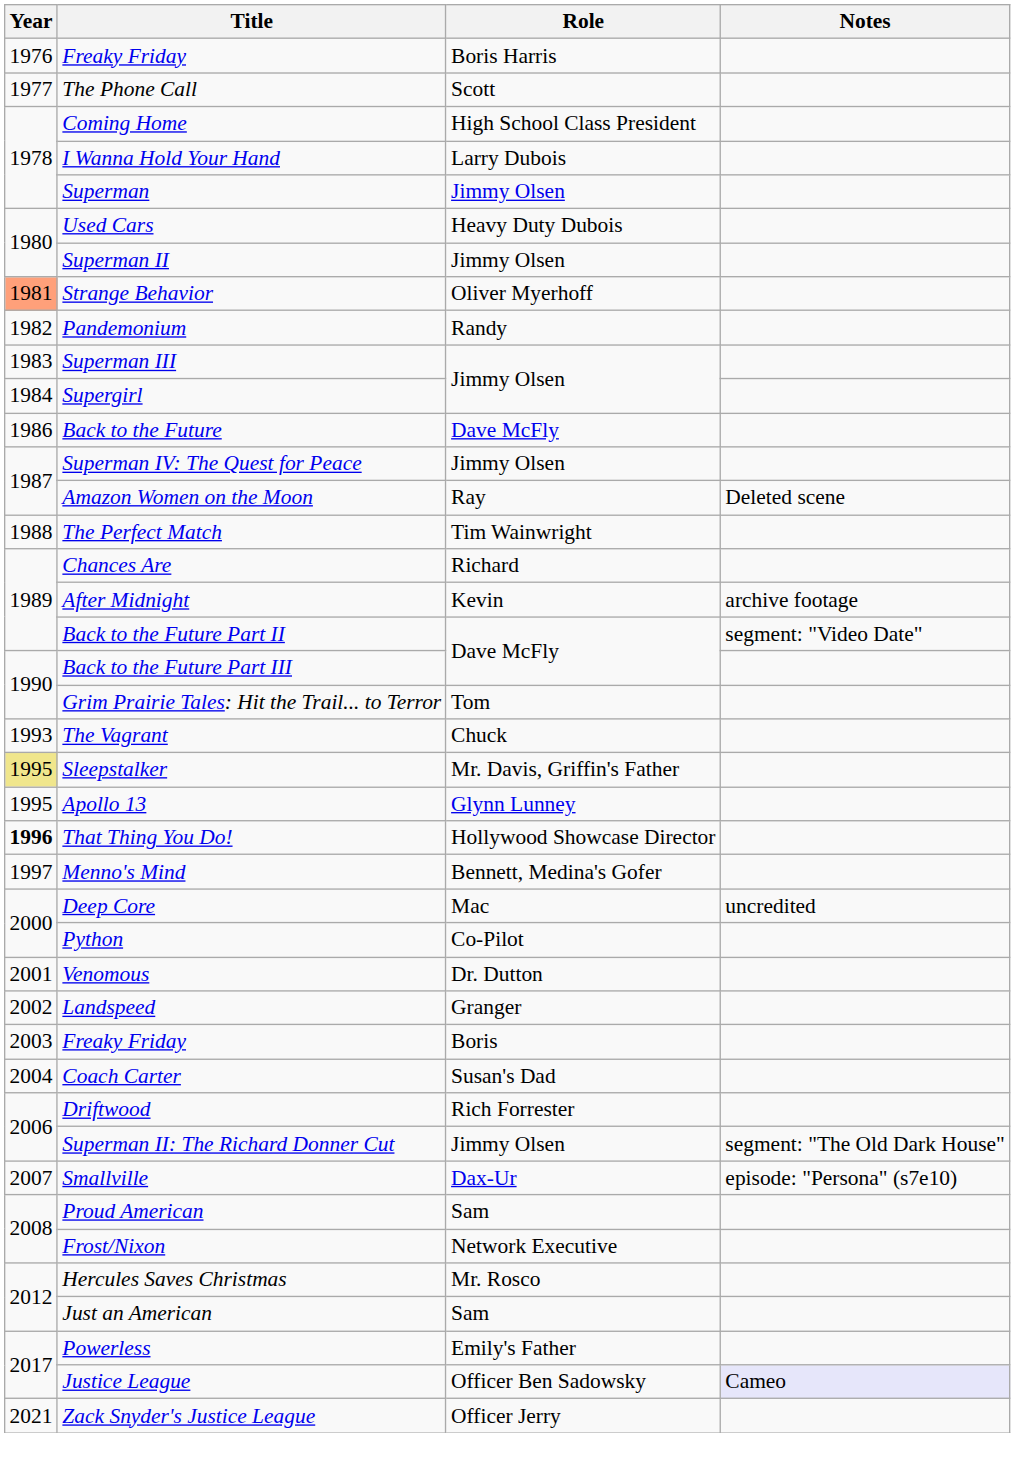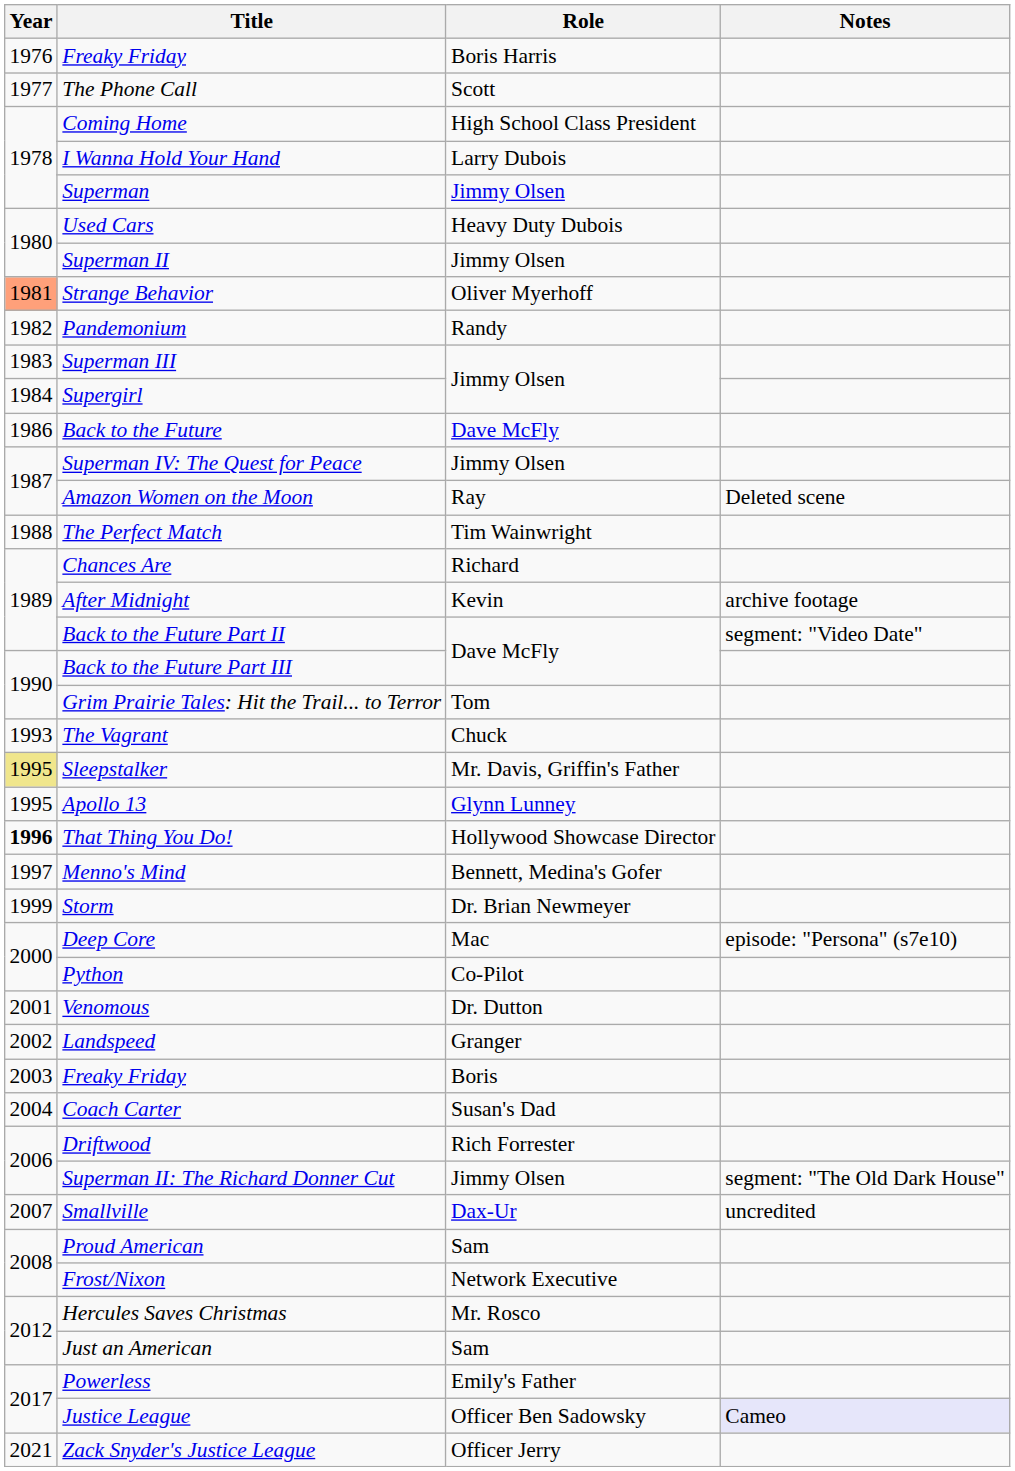+ row: (88, 905)
(771, 905) uncredited -> (841, 939) episode: "Persona" (s7e10)
(841, 1177) episode: "Persona" (s7e10) -> (771, 1211) uncredited
